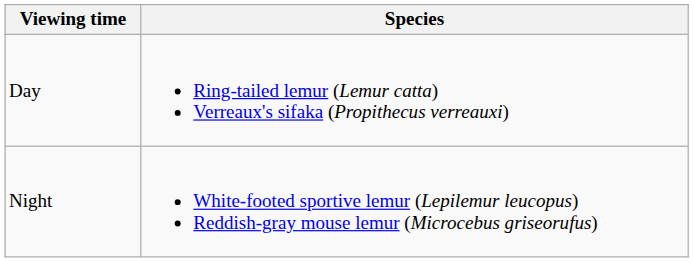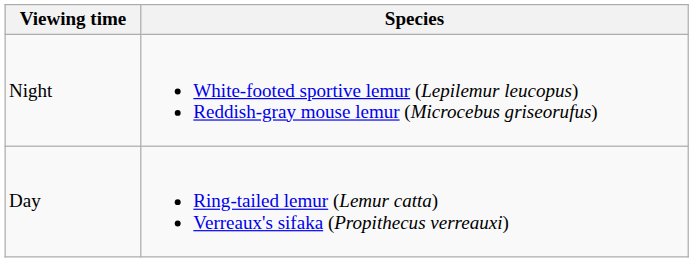rows swapped: (25, 90) <-> (31, 201)
